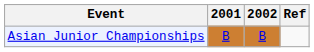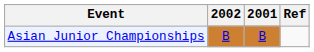columns swapped: (226, 15) <-> (262, 15)
